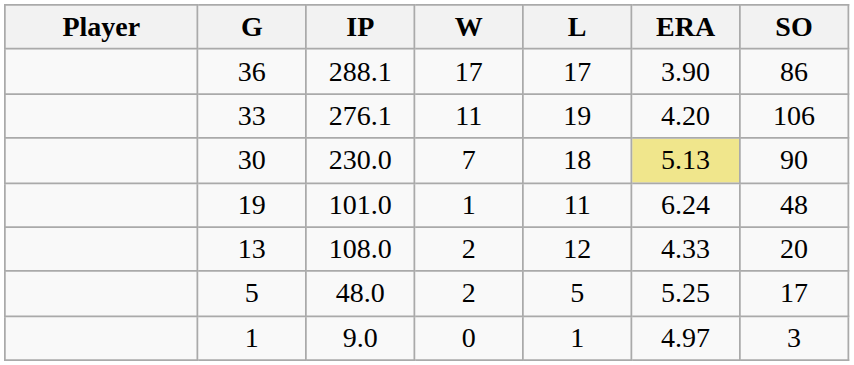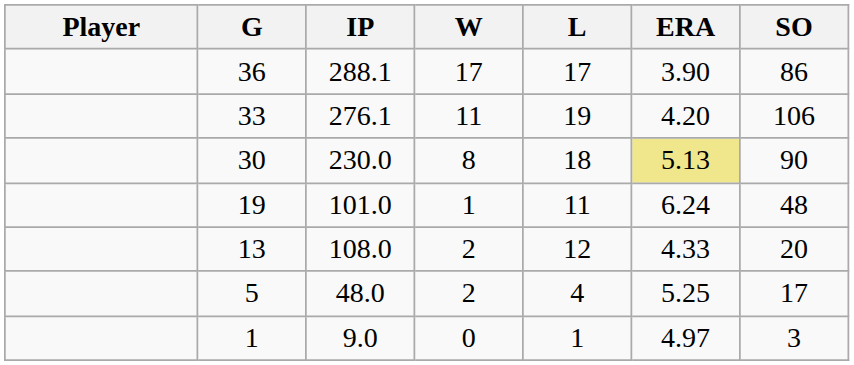(469, 159) 7 -> (469, 159) 8
(577, 293) 5 -> (577, 293) 4
